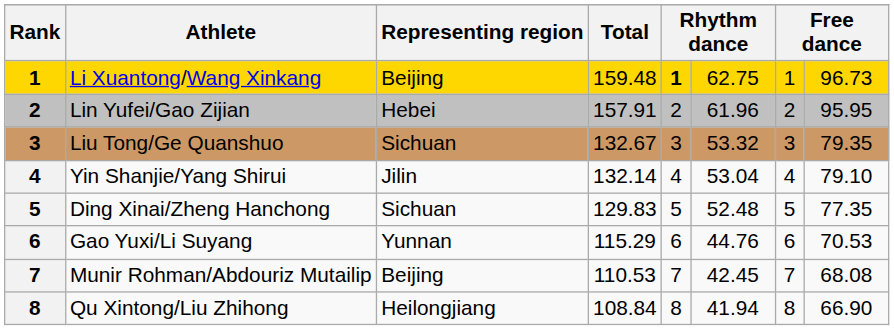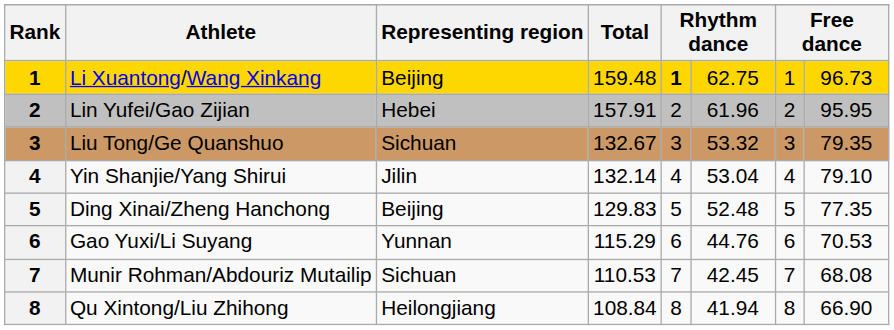(419, 209) Sichuan -> (412, 209) Beijing
(412, 275) Beijing -> (419, 275) Sichuan
